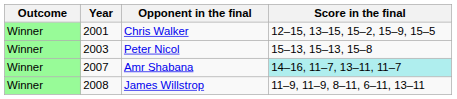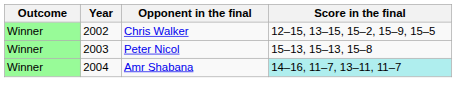(96, 31) 2001 -> (96, 31) 2002
(96, 67) 2007 -> (96, 67) 2004
- row: (164, 85)
